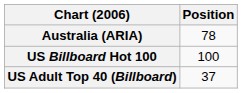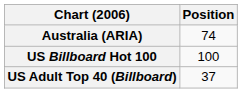(208, 35) 78 -> (208, 35) 74
